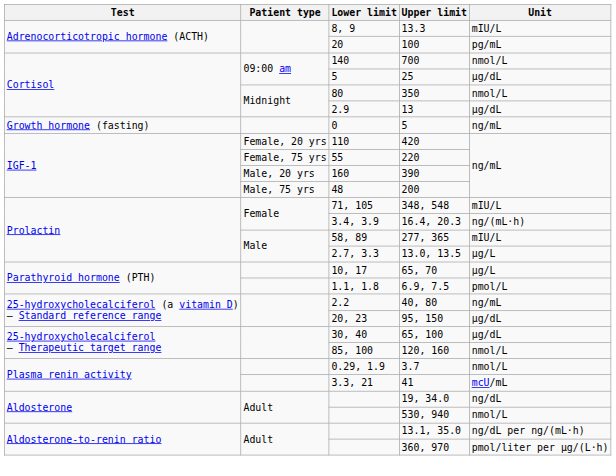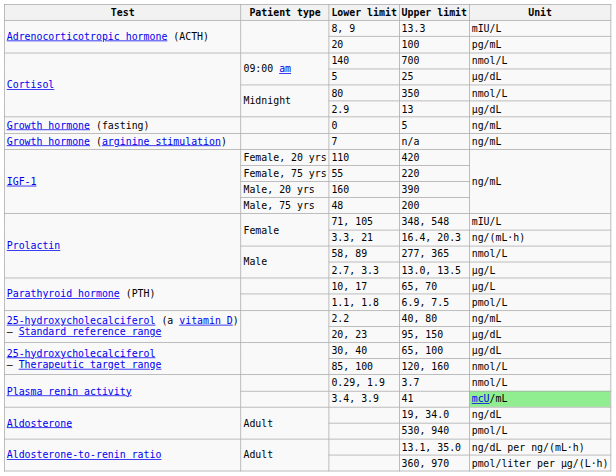+ row: (410, 141)
(355, 222) 3.4, 3.9 -> (352, 238) 3.3, 21
(487, 238) mIU/L -> (490, 254) nmol/L
(352, 383) 3.3, 21 -> (355, 399) 3.4, 3.9
(490, 383) no background -> (490, 399) lightgreen background
(490, 415) nmol/L -> (490, 431) pmol/L
